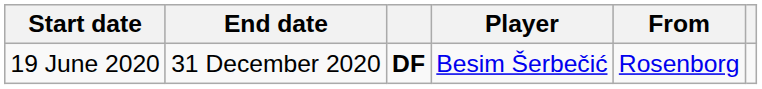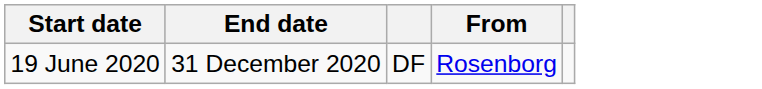- column: (522, 24)
(409, 63) bold -> (409, 63) normal
